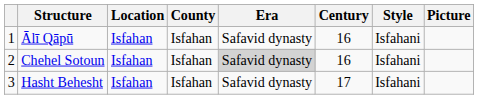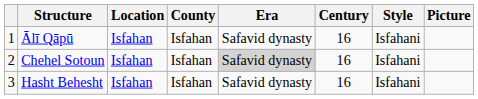(344, 82) 17 -> (344, 82) 16
